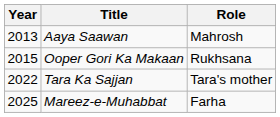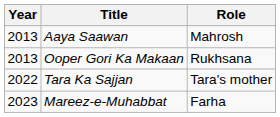(23, 58) 2015 -> (23, 58) 2013
(23, 101) 2025 -> (23, 101) 2023
